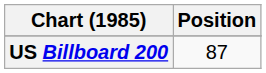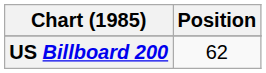(217, 52) 87 -> (217, 52) 62
